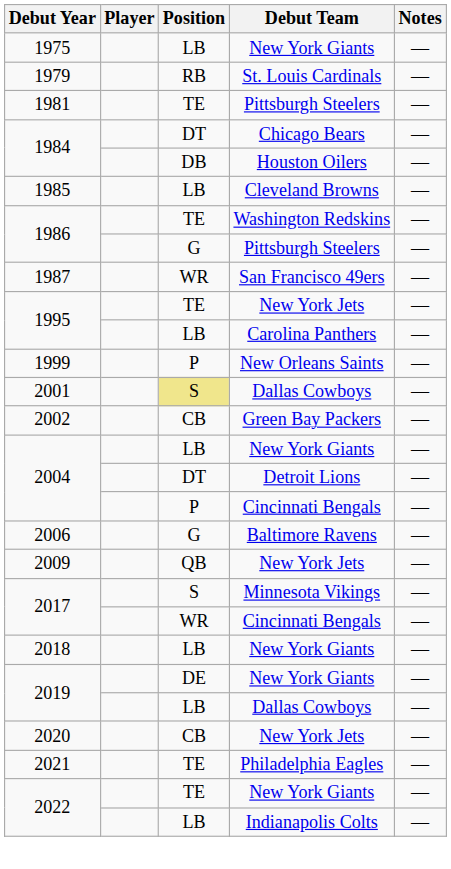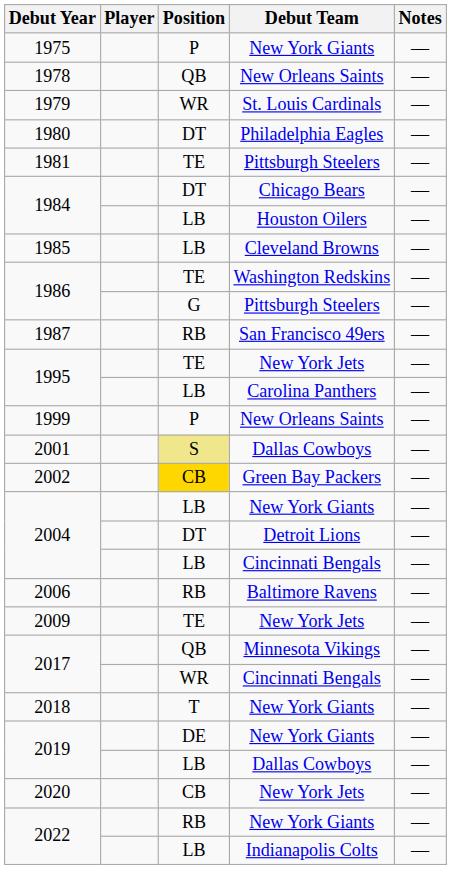(194, 47) LB -> (194, 47) P
+ row: (52, 76)
(194, 76) RB -> (194, 104) WR
+ row: (52, 133)
(194, 162) DB -> (194, 219) LB
(194, 276) WR -> (194, 334) RB
(194, 420) no background -> (194, 477) gold background
(194, 506) P -> (194, 563) LB
(194, 534) G -> (194, 592) RB
(194, 563) QB -> (194, 620) TE
(194, 592) S -> (194, 649) QB
(194, 649) LB -> (194, 707) T
- row: (52, 764)
(194, 793) TE -> (194, 821) RB
